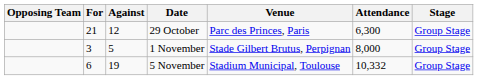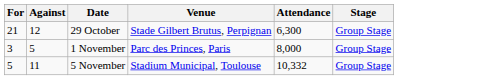- column: (44, 13)
(259, 30) Parc des Princes, Paris -> (201, 30) Stade Gilbert Brutus, Perpignan
(280, 48) Stade Gilbert Brutus, Perpignan -> (180, 48) Parc des Princes, Paris
(89, 65) 6 -> (10, 65) 5
(114, 65) 19 -> (34, 65) 11
